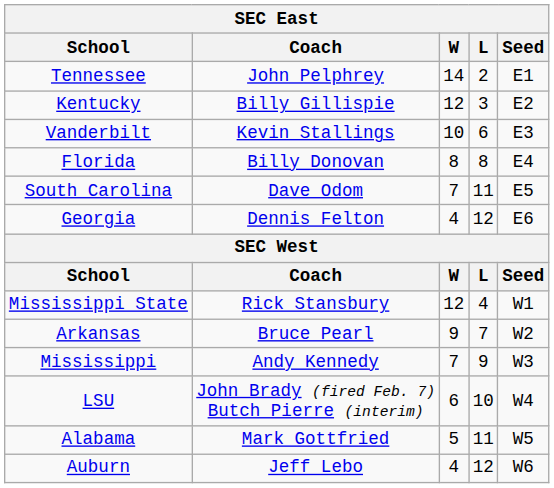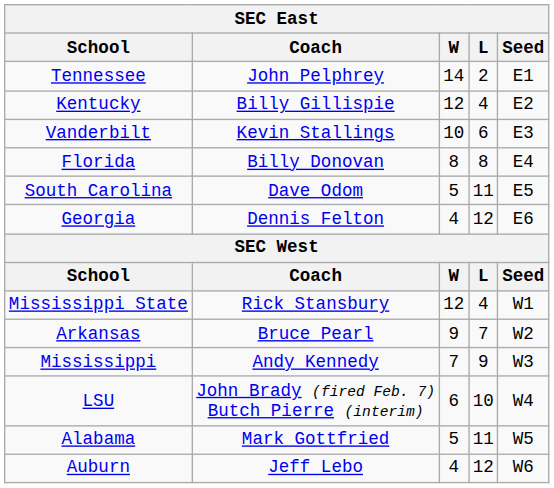(483, 105) 3 -> (483, 105) 4
(454, 191) 7 -> (454, 191) 5
